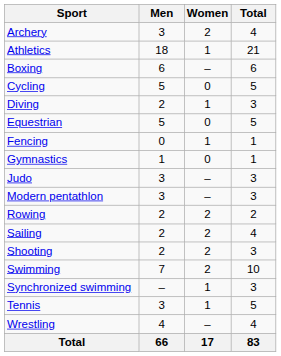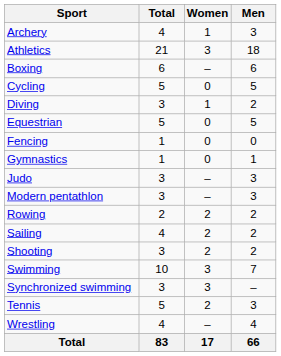columns swapped: (162, 13) <-> (253, 13)
(208, 31) 2 -> (208, 31) 1
(208, 50) 1 -> (208, 50) 3
(208, 141) 1 -> (208, 141) 0
(208, 269) 2 -> (208, 269) 3
(208, 287) 1 -> (208, 287) 3
(208, 305) 1 -> (208, 305) 2
